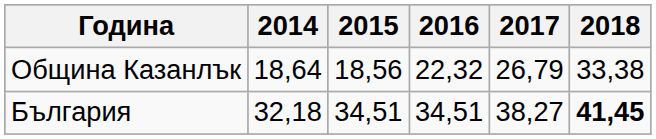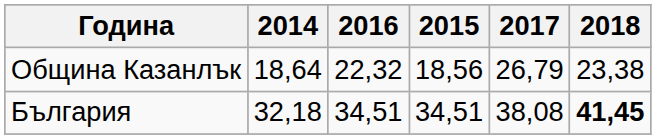columns swapped: (368, 26) <-> (449, 26)
(610, 69) 33,38 -> (610, 69) 23,38
(530, 112) 38,27 -> (530, 112) 38,08
